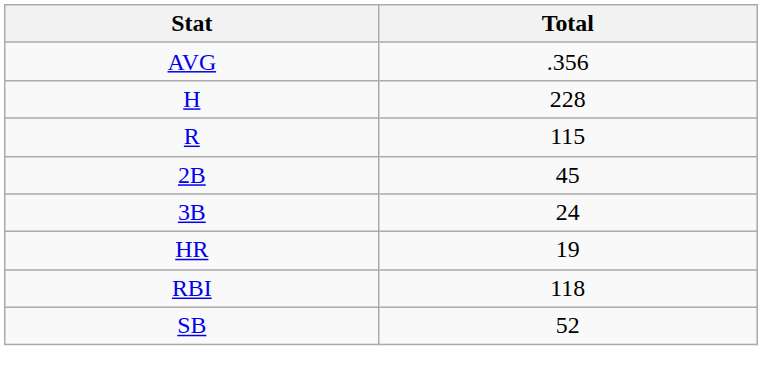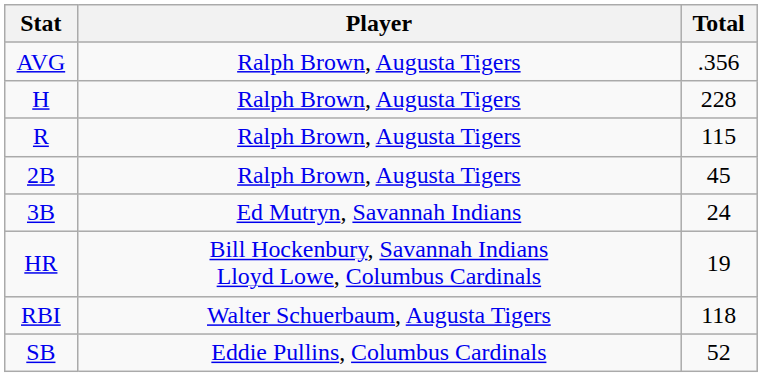+ column: (379, 23)
